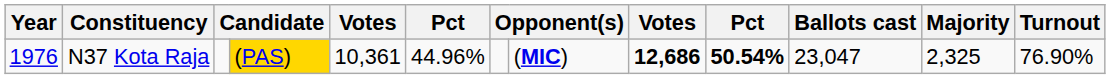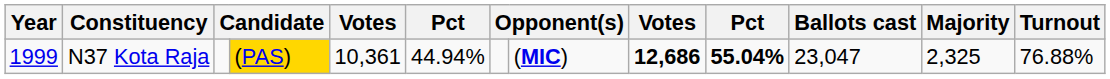(34, 56) 1976 -> (34, 56) 1999
(448, 56) 44.96% -> (448, 56) 44.94%
(747, 56) 50.54% -> (747, 56) 55.04%
(1057, 56) 76.90% -> (1057, 56) 76.88%
